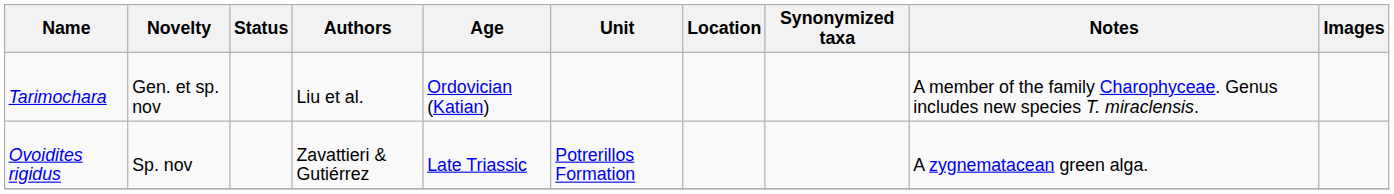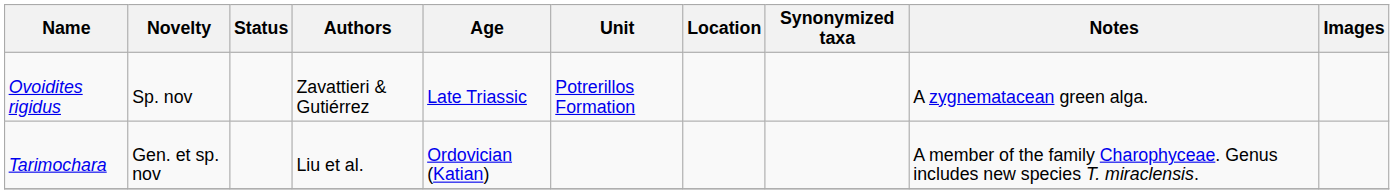rows swapped: (46, 164) <-> (58, 96)
